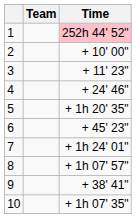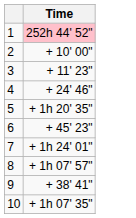- column: (41, 14)
